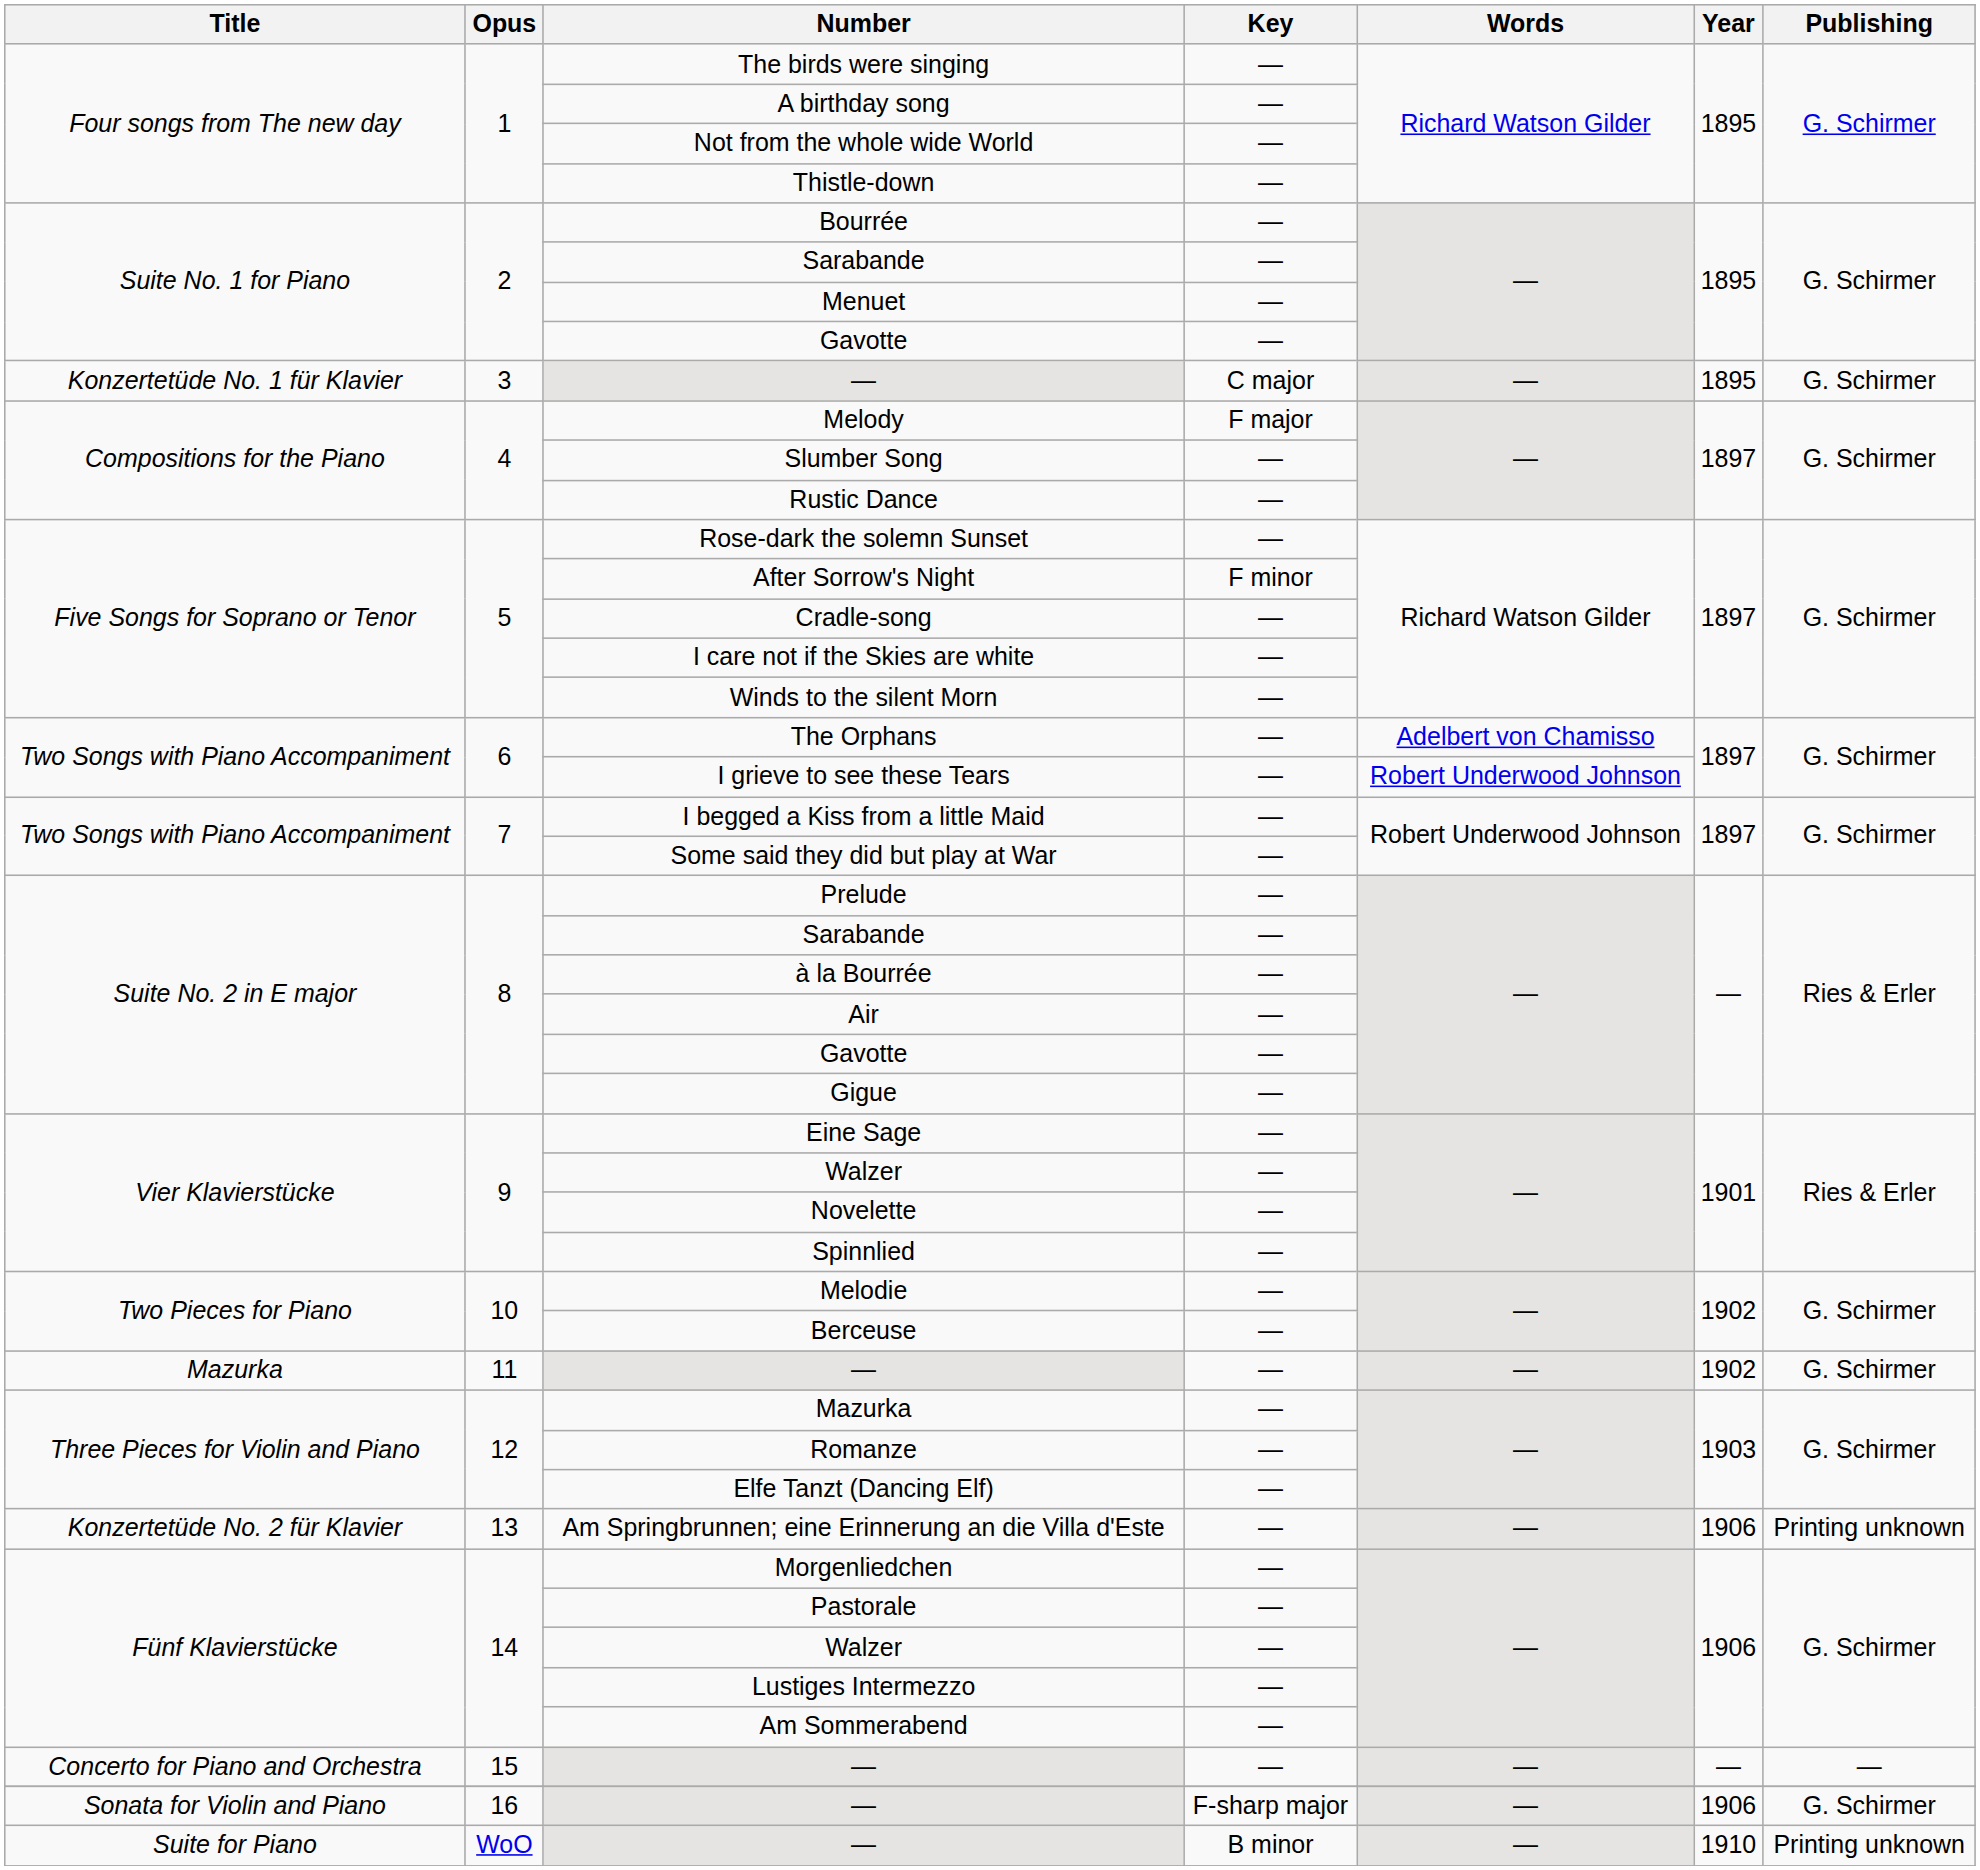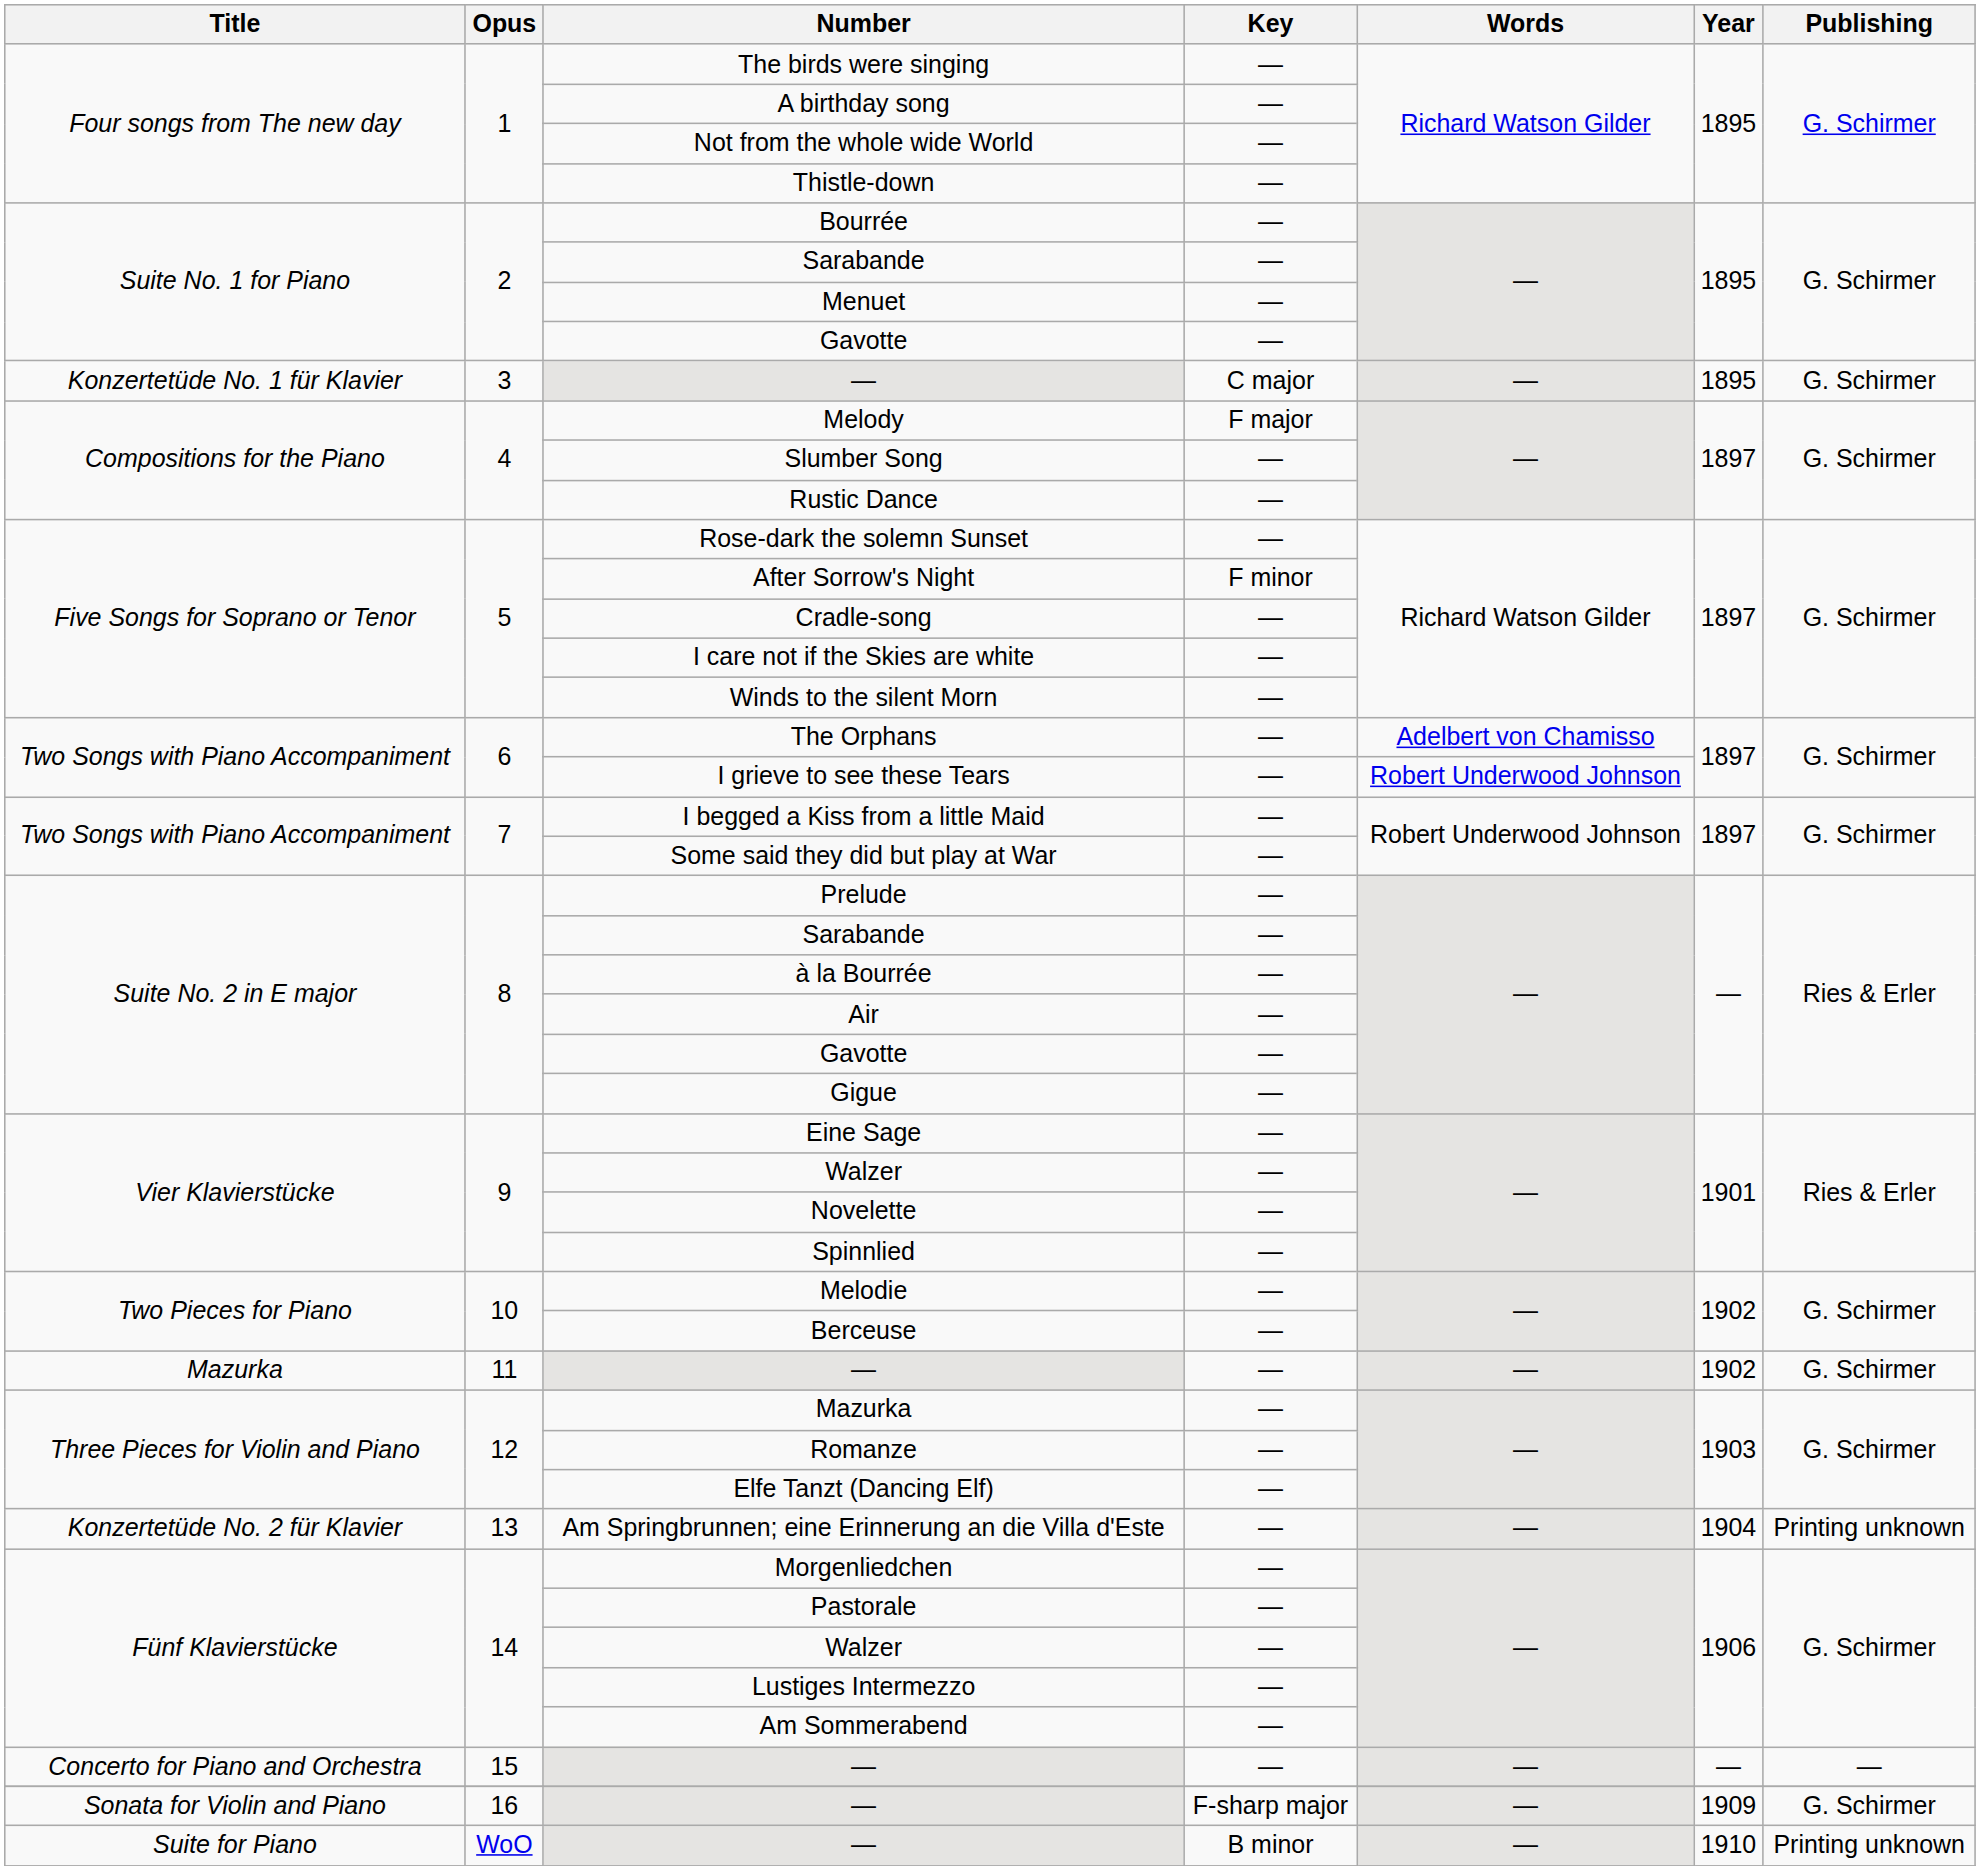(1728, 1528) 1906 -> (1728, 1528) 1904
(1728, 1805) 1906 -> (1728, 1805) 1909
